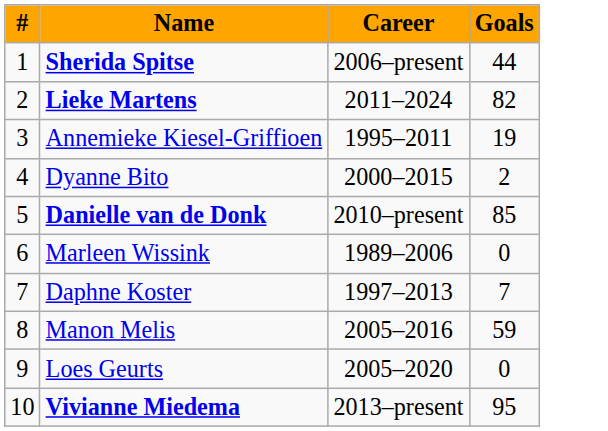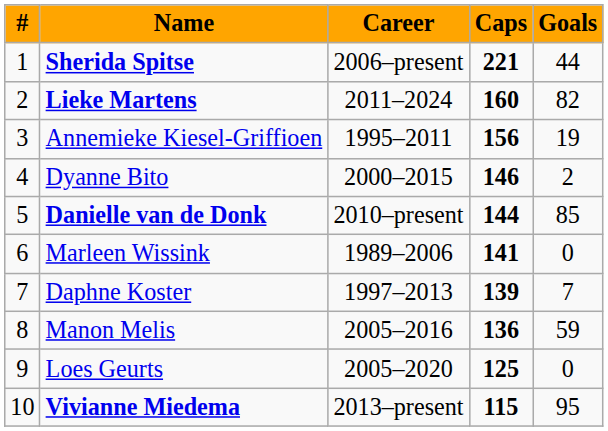+ column: (501, 23)
